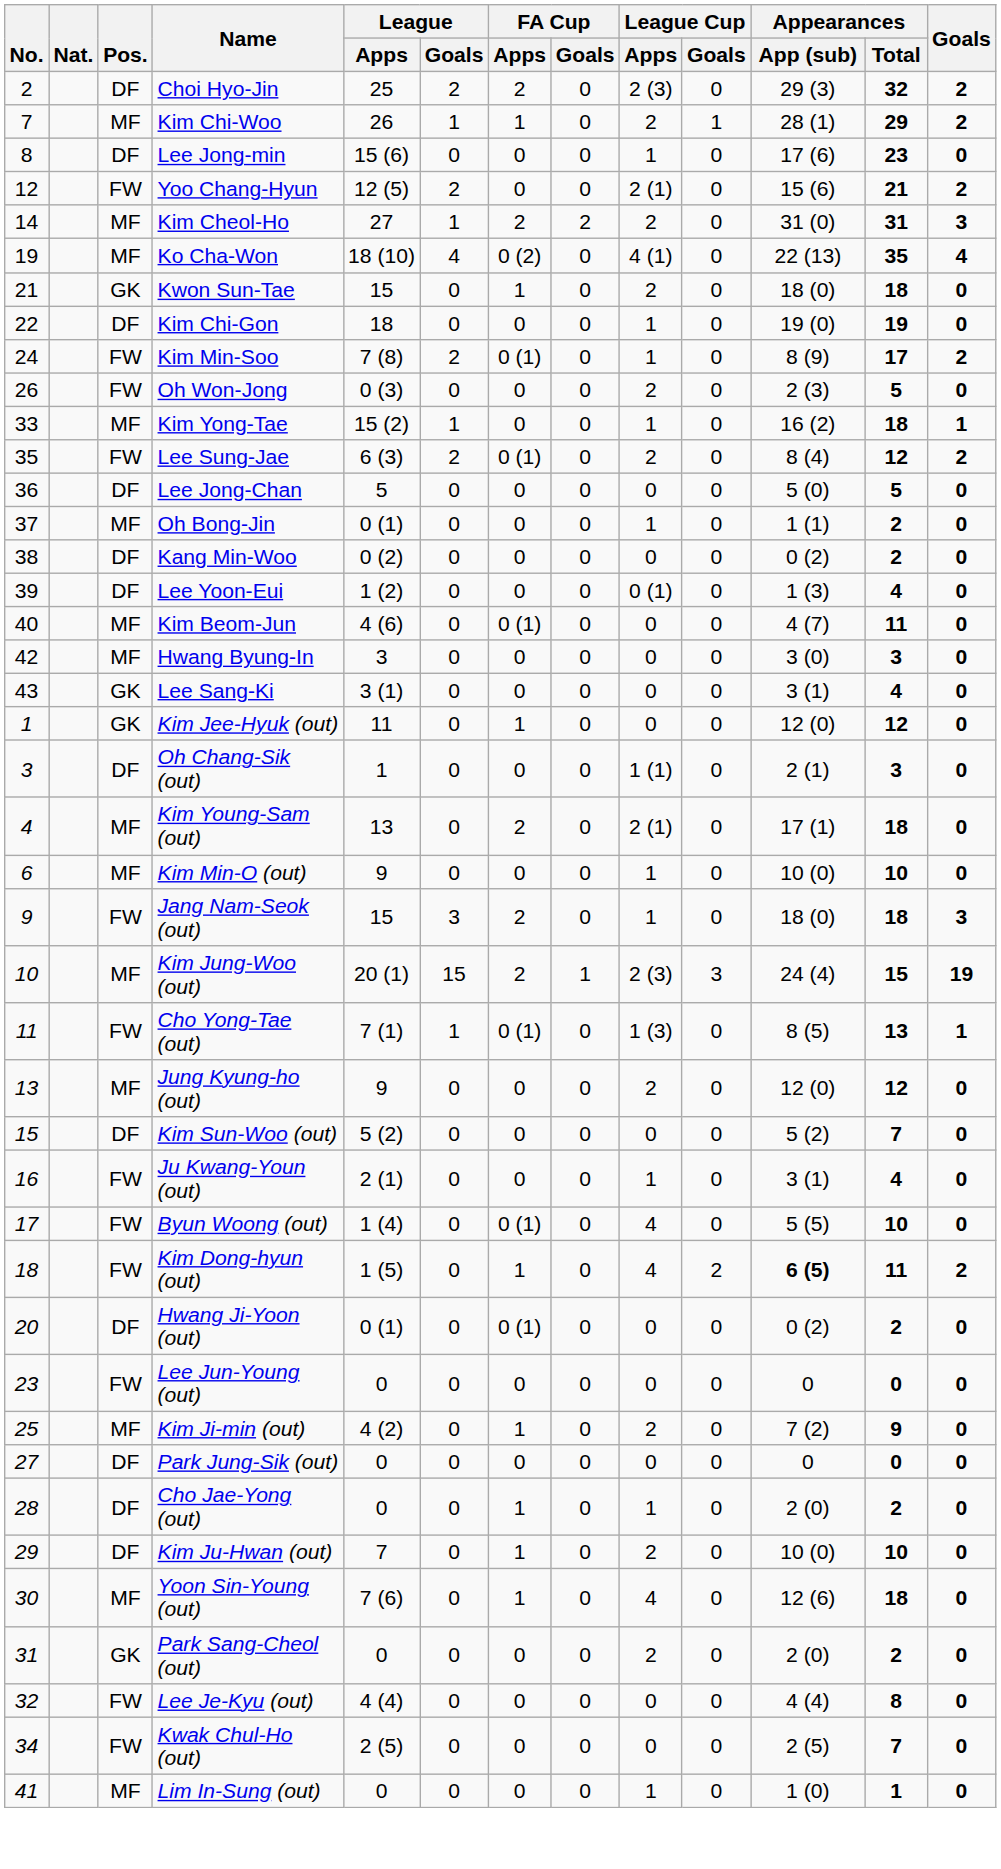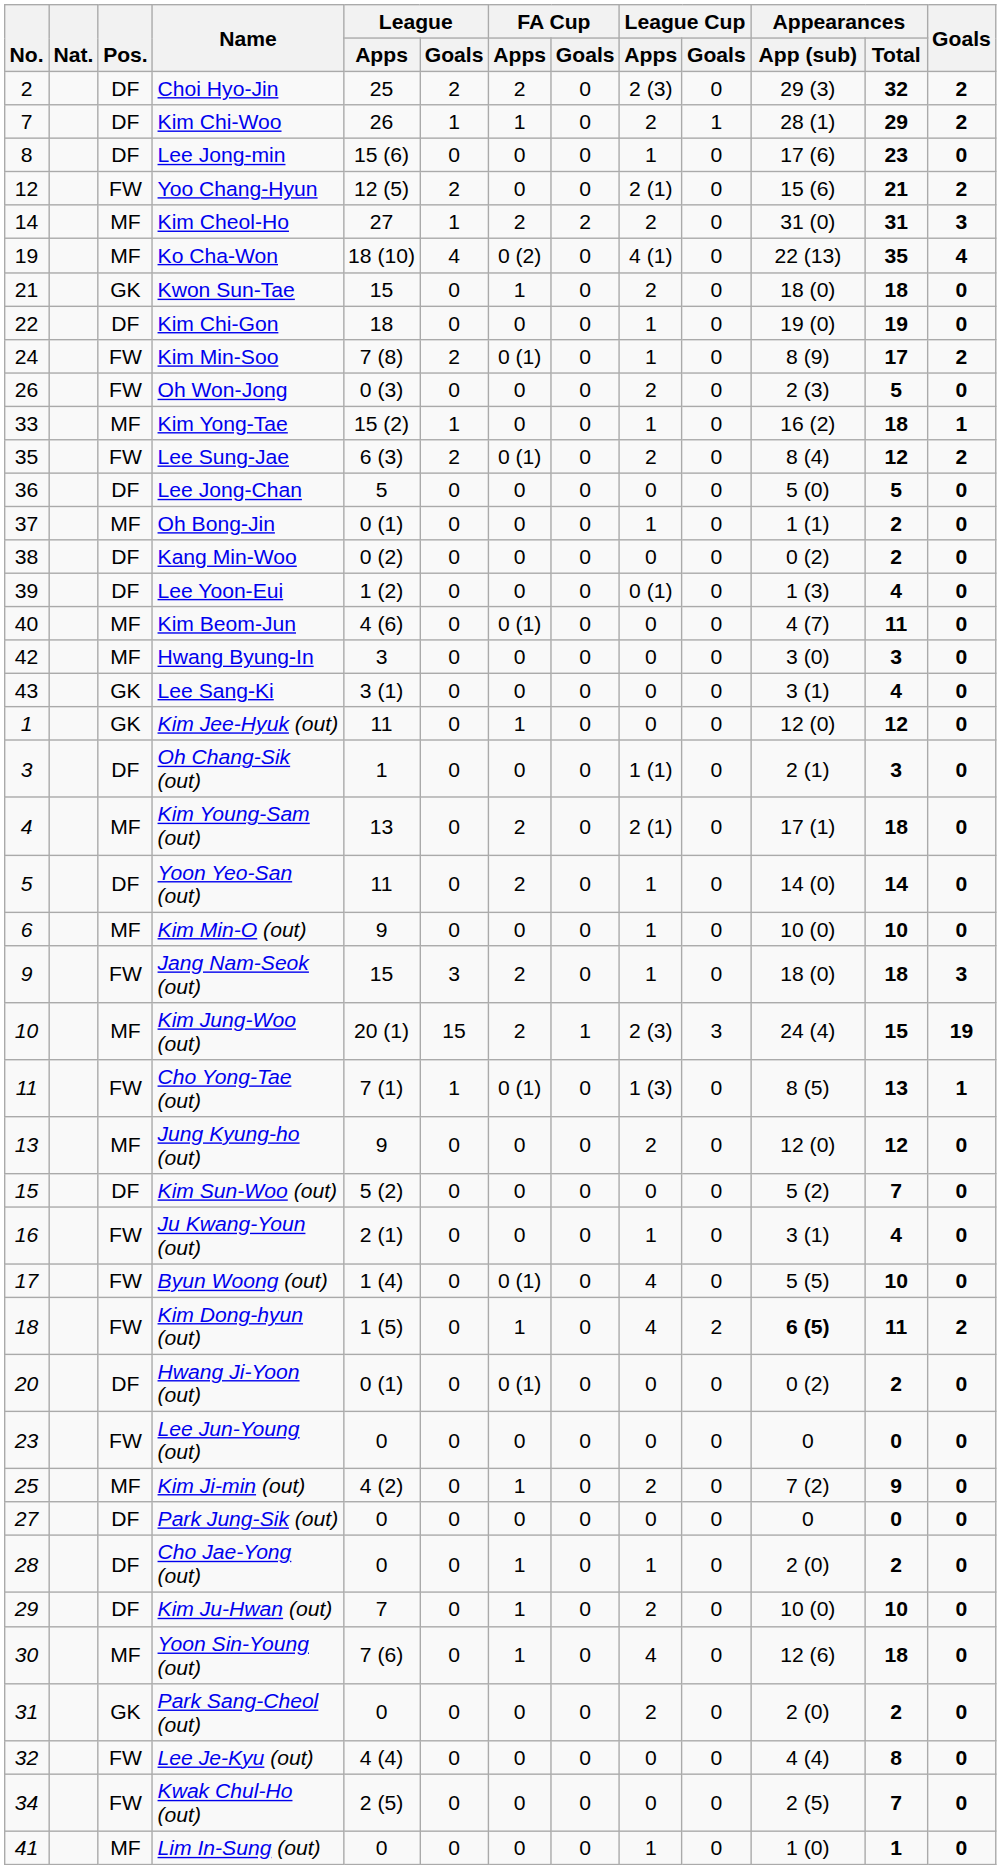(125, 122) MF -> (125, 122) DF
+ row: (225, 883)
